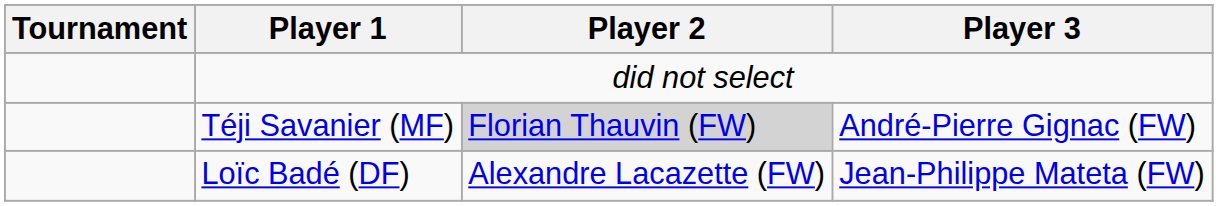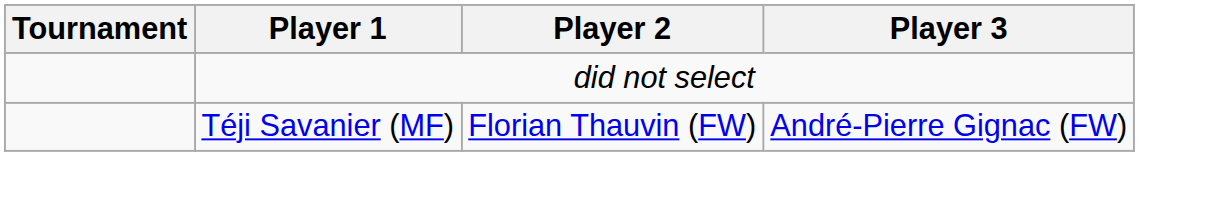(612, 126) lightgrey background -> (612, 126) no background
- row: (306, 175)
